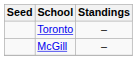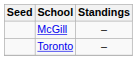rows swapped: (55, 30) <-> (52, 47)
